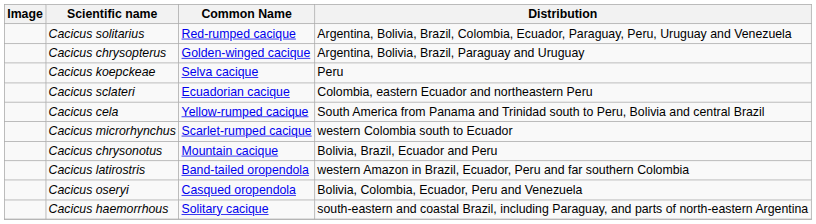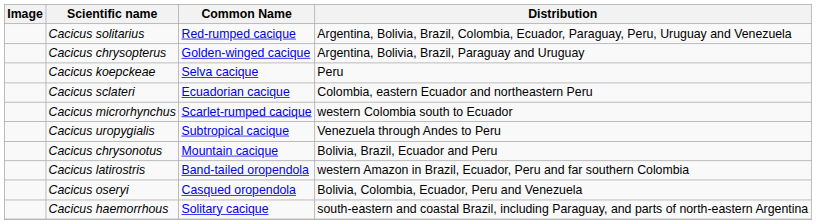- row: (83, 111)
+ row: (102, 131)
